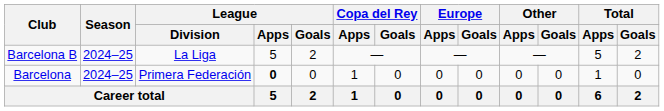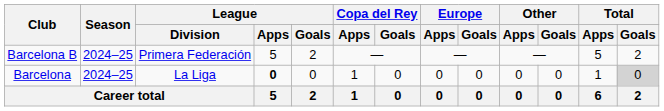(195, 55) La Liga -> (195, 55) Primera Federación
(195, 75) Primera Federación -> (195, 75) La Liga
(638, 75) no background -> (638, 75) lightgrey background
